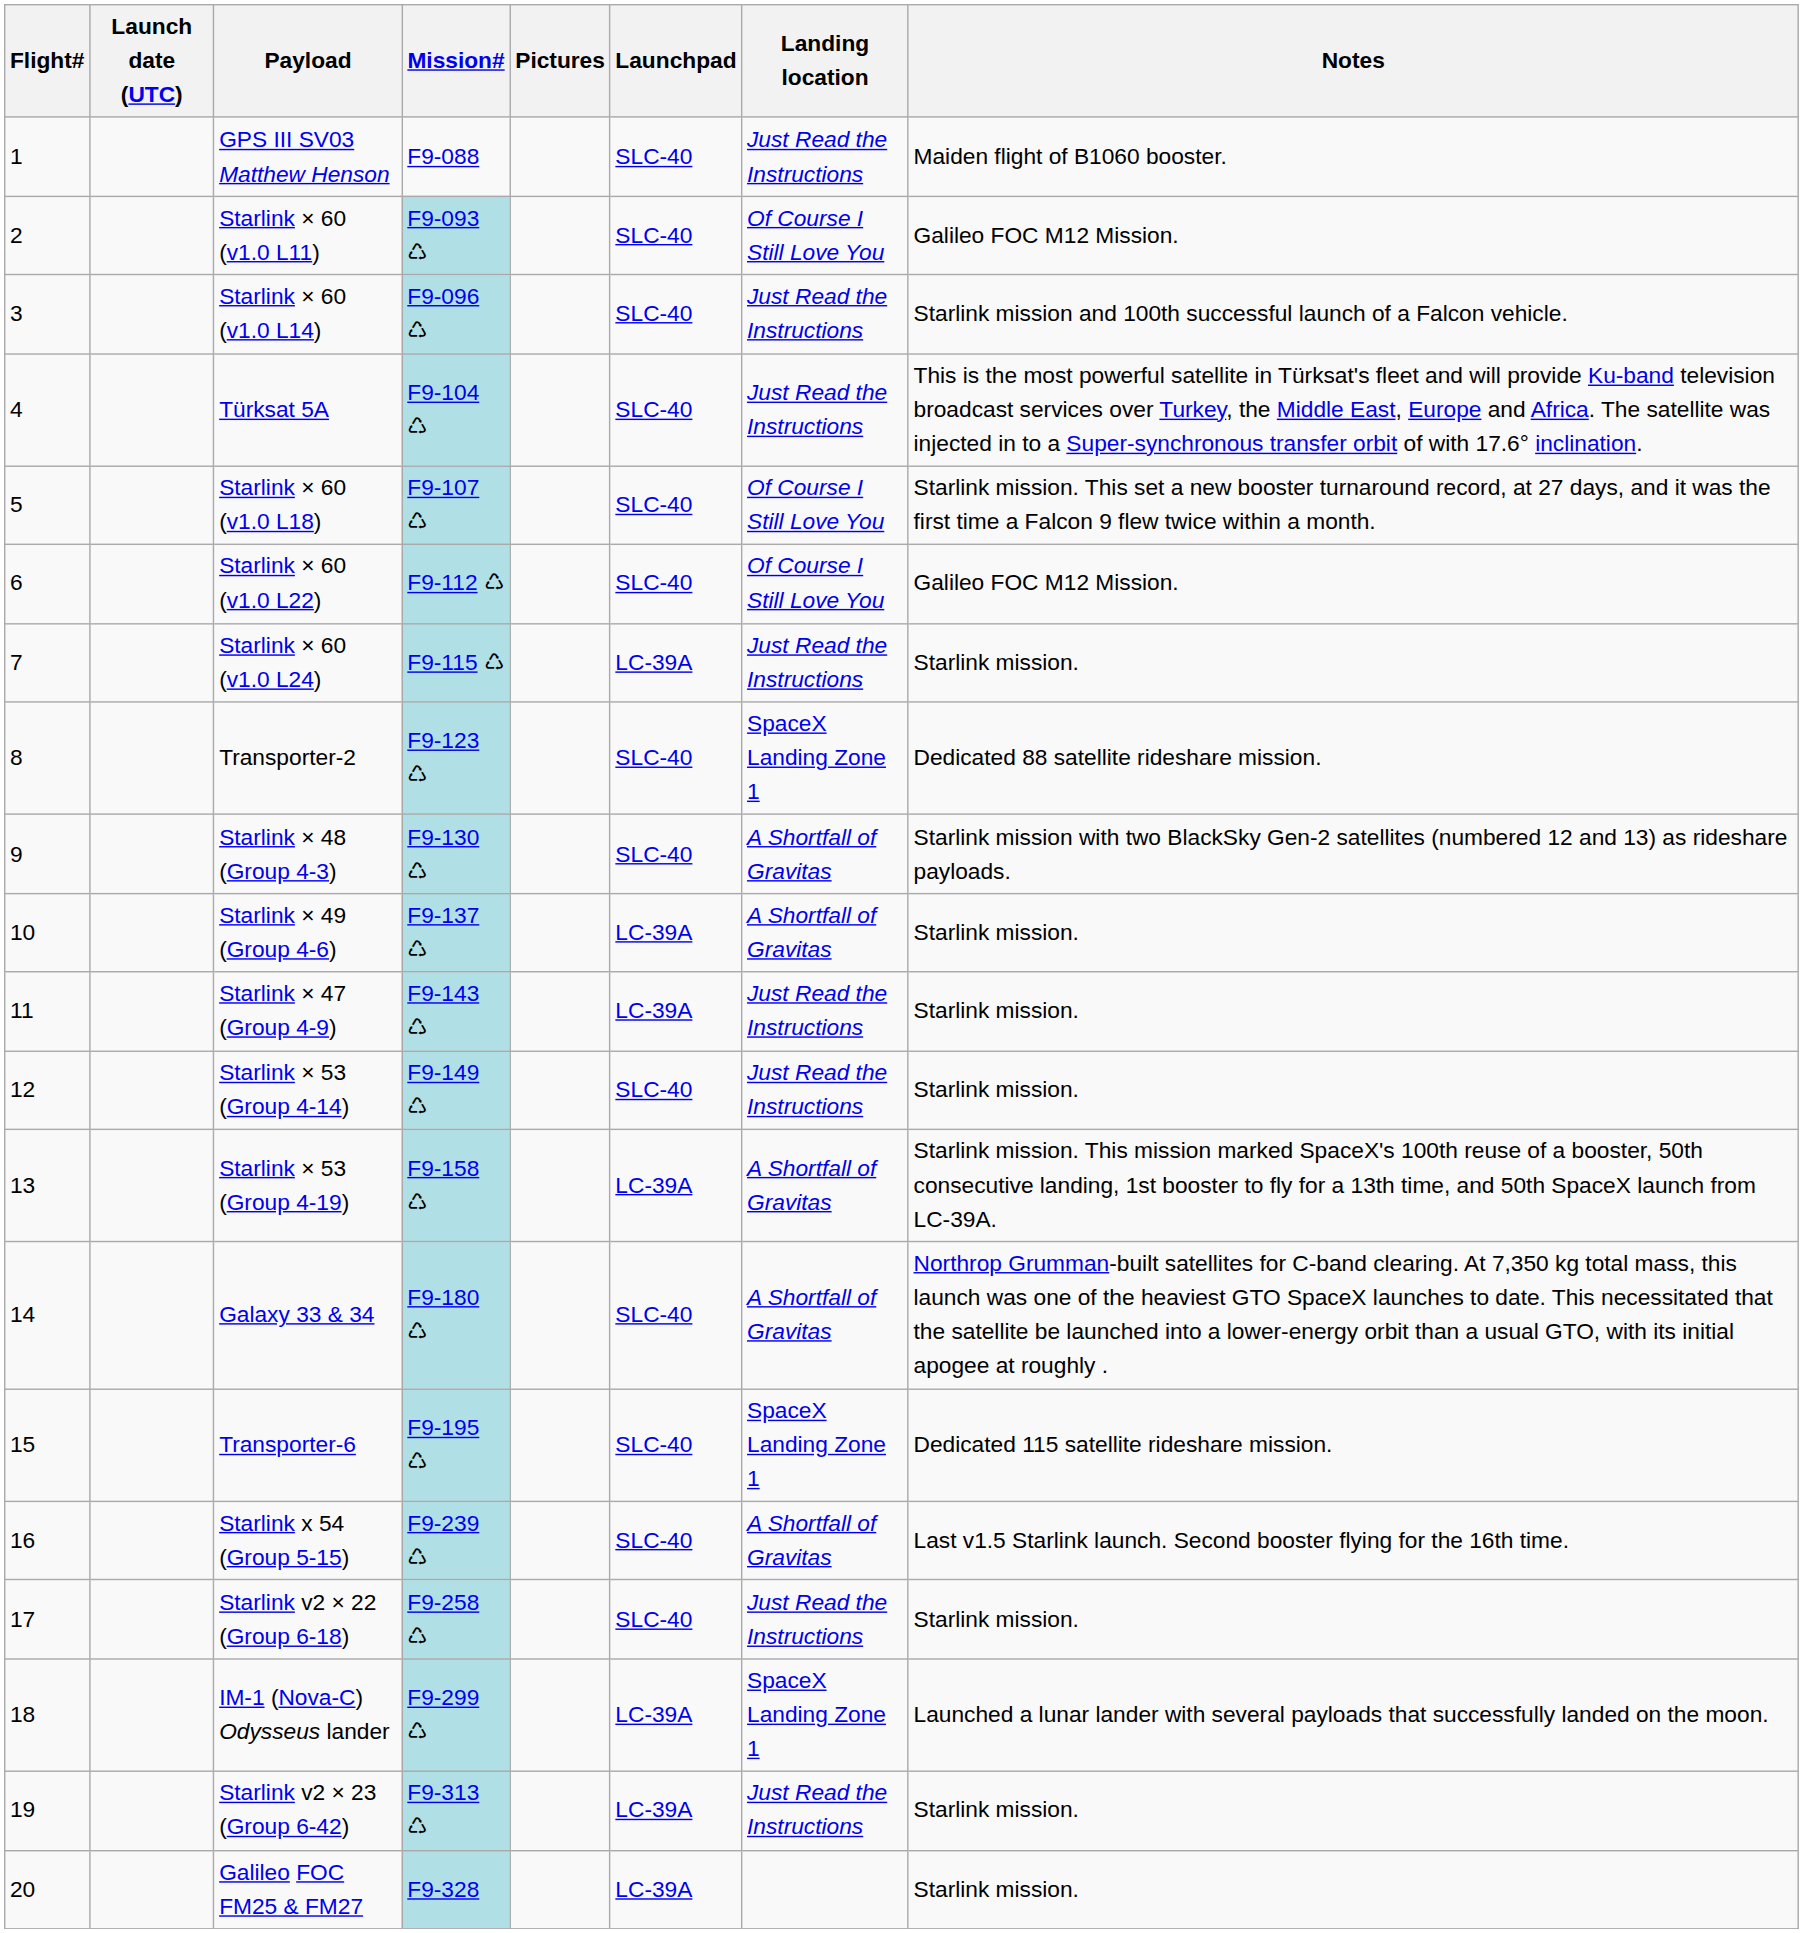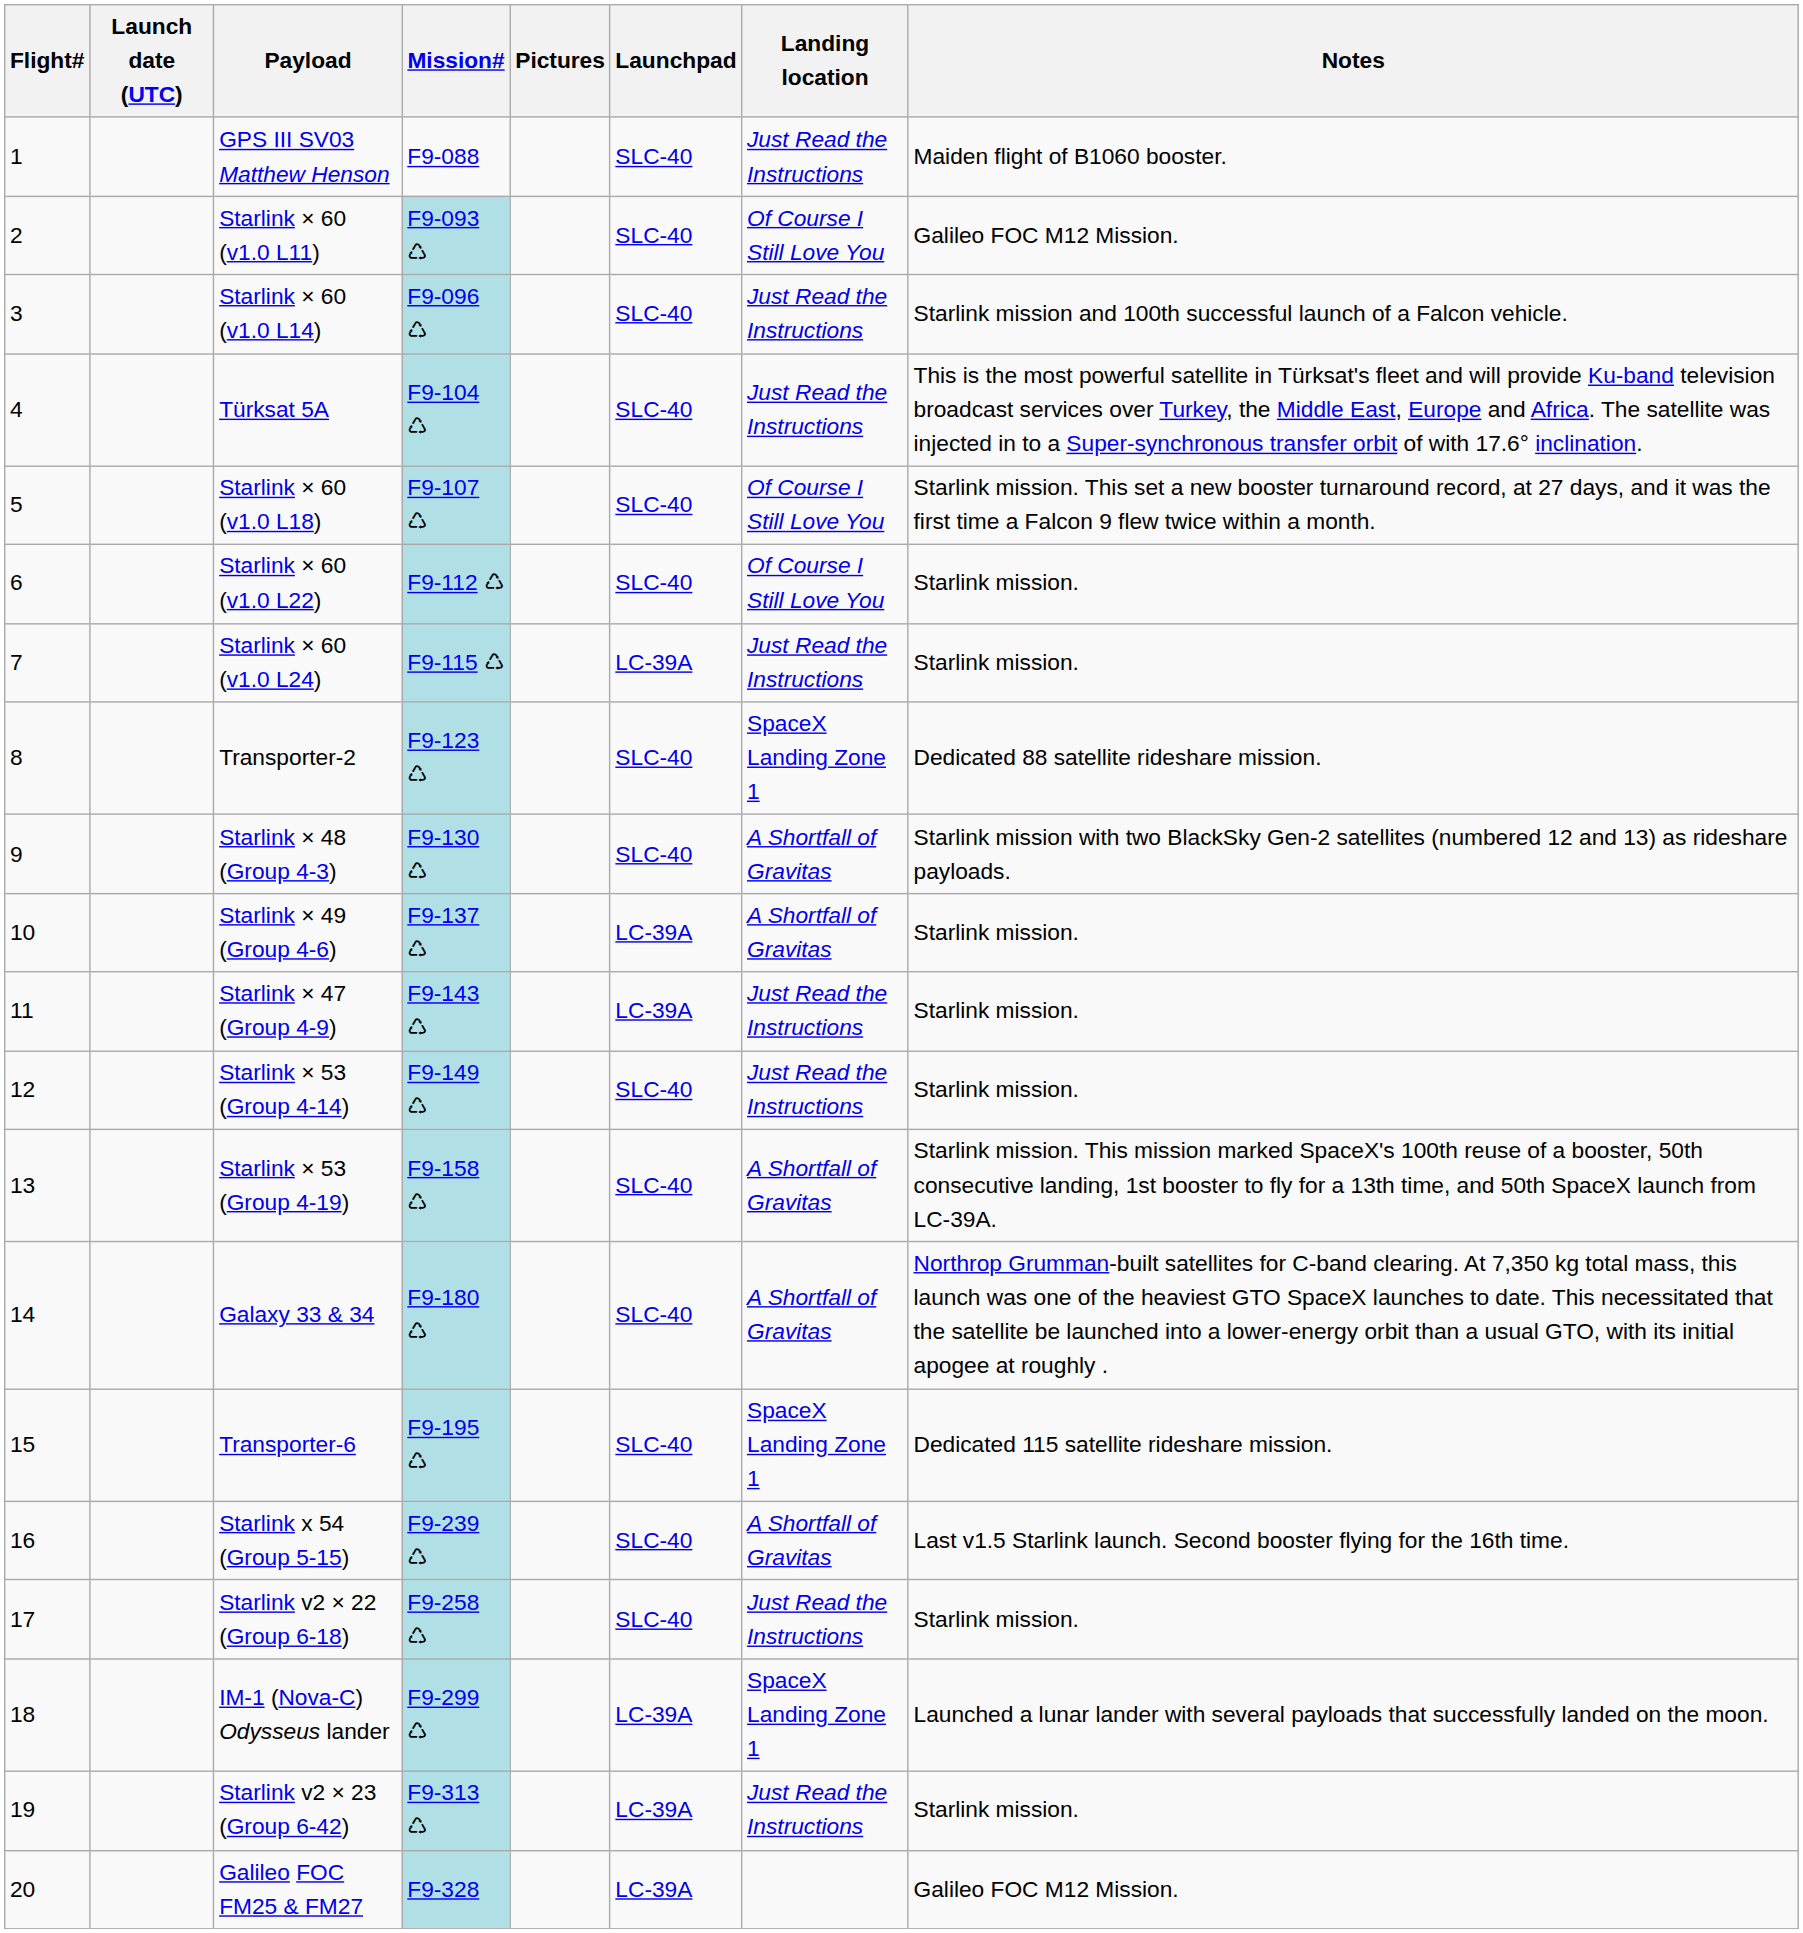(1046, 583) Galileo FOC M12 Mission. -> (996, 583) Starlink mission.
(654, 1185) LC-39A -> (654, 1185) SLC-40
(996, 1889) Starlink mission. -> (1046, 1889) Galileo FOC M12 Mission.
